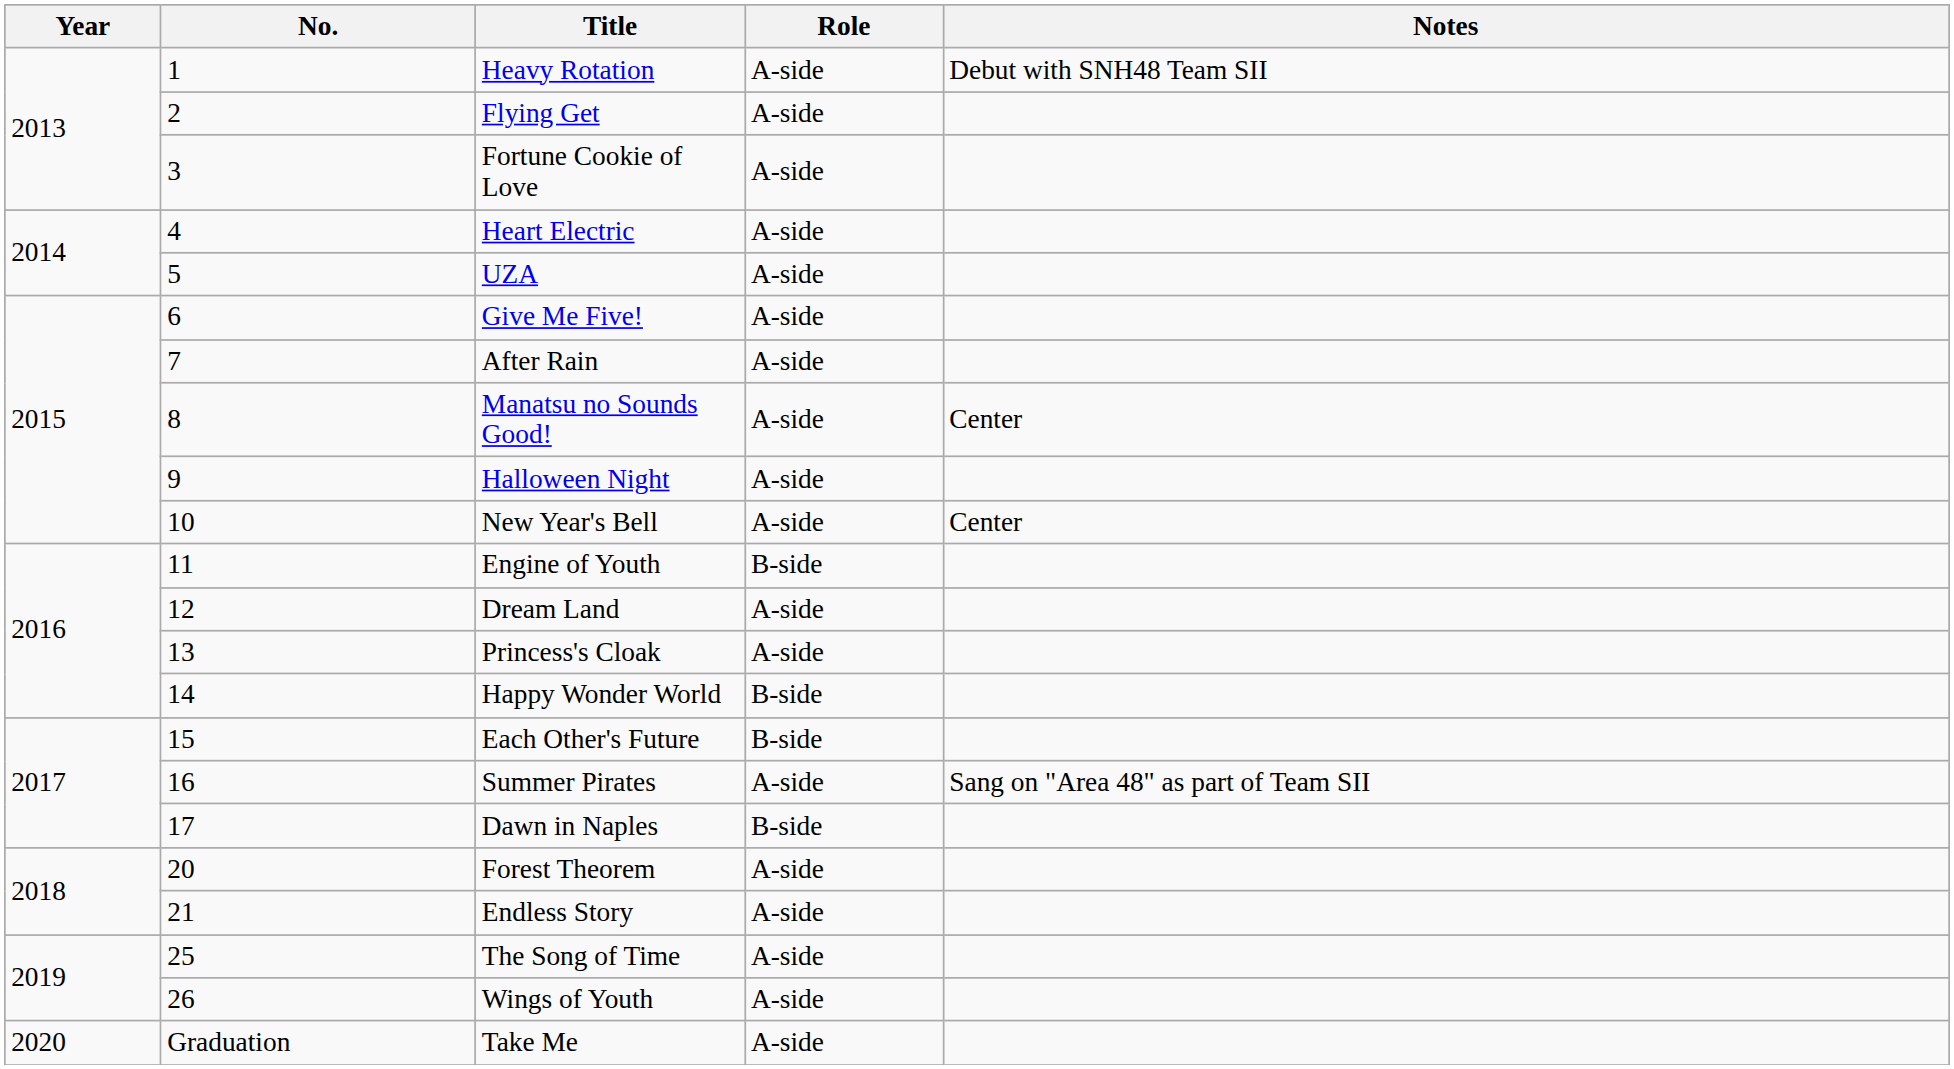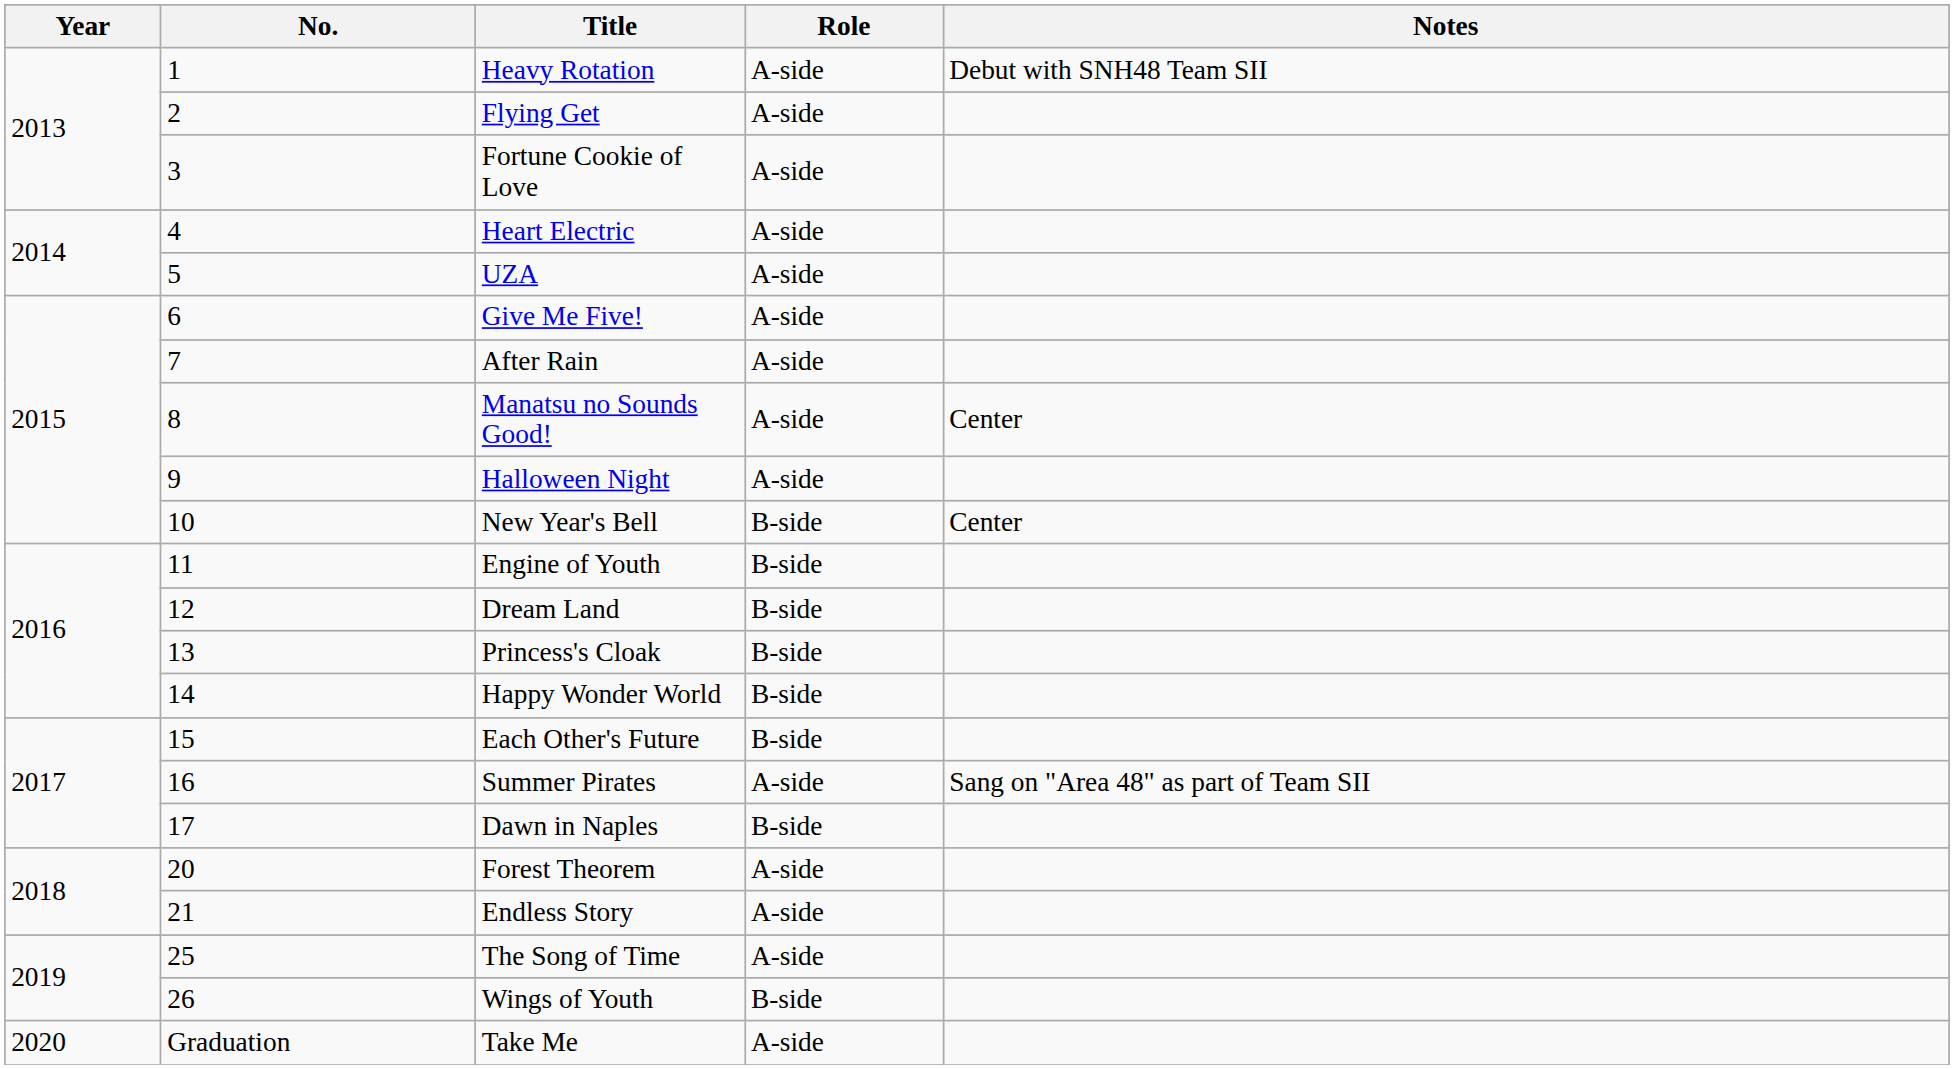(787, 521) A-side -> (787, 521) B-side
(787, 608) A-side -> (787, 608) B-side
(787, 651) A-side -> (787, 651) B-side
(787, 998) A-side -> (787, 998) B-side
